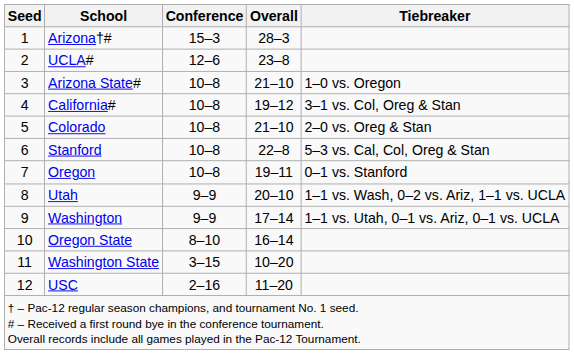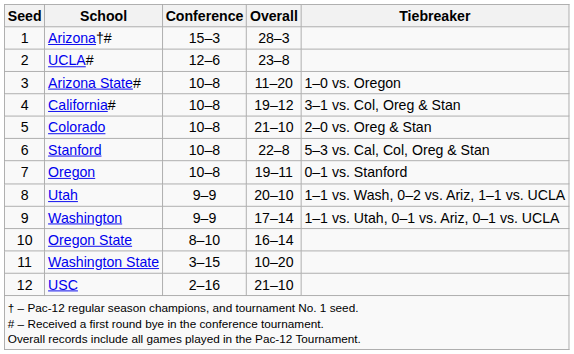(274, 83) 21–10 -> (274, 83) 11–20
(274, 284) 11–20 -> (274, 284) 21–10
